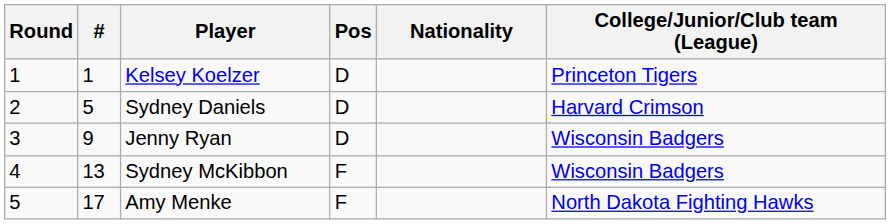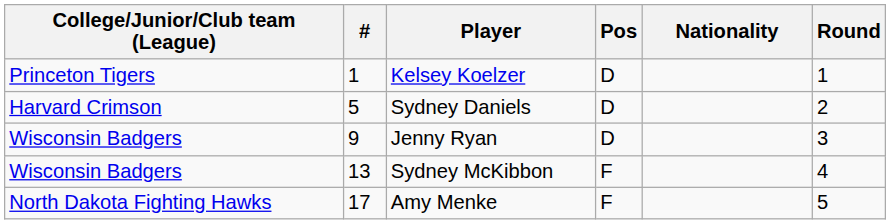columns swapped: (41, 31) <-> (716, 31)
